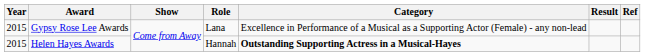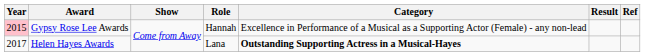(17, 28) no background -> (17, 28) pink background
(215, 28) Lana -> (221, 28) Hannah
(17, 43) 2015 -> (17, 43) 2017
(221, 43) Hannah -> (215, 43) Lana
